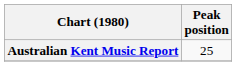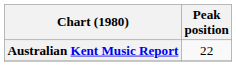(207, 50) 25 -> (207, 50) 22
